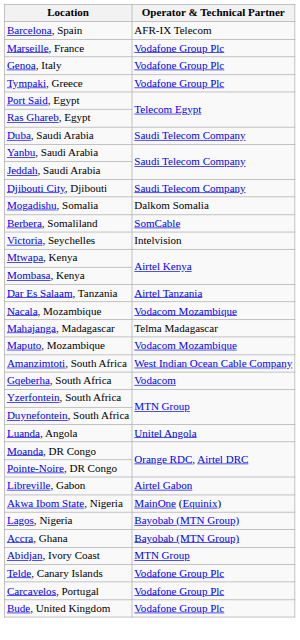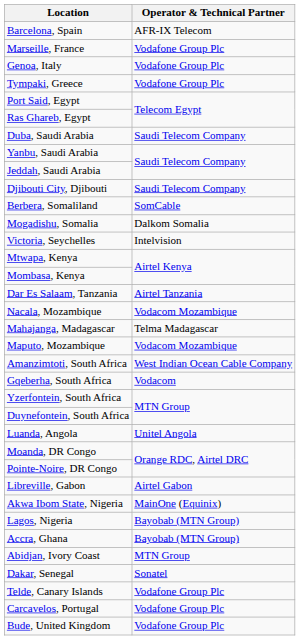rows swapped: (52, 223) <-> (53, 205)
+ row: (40, 573)
